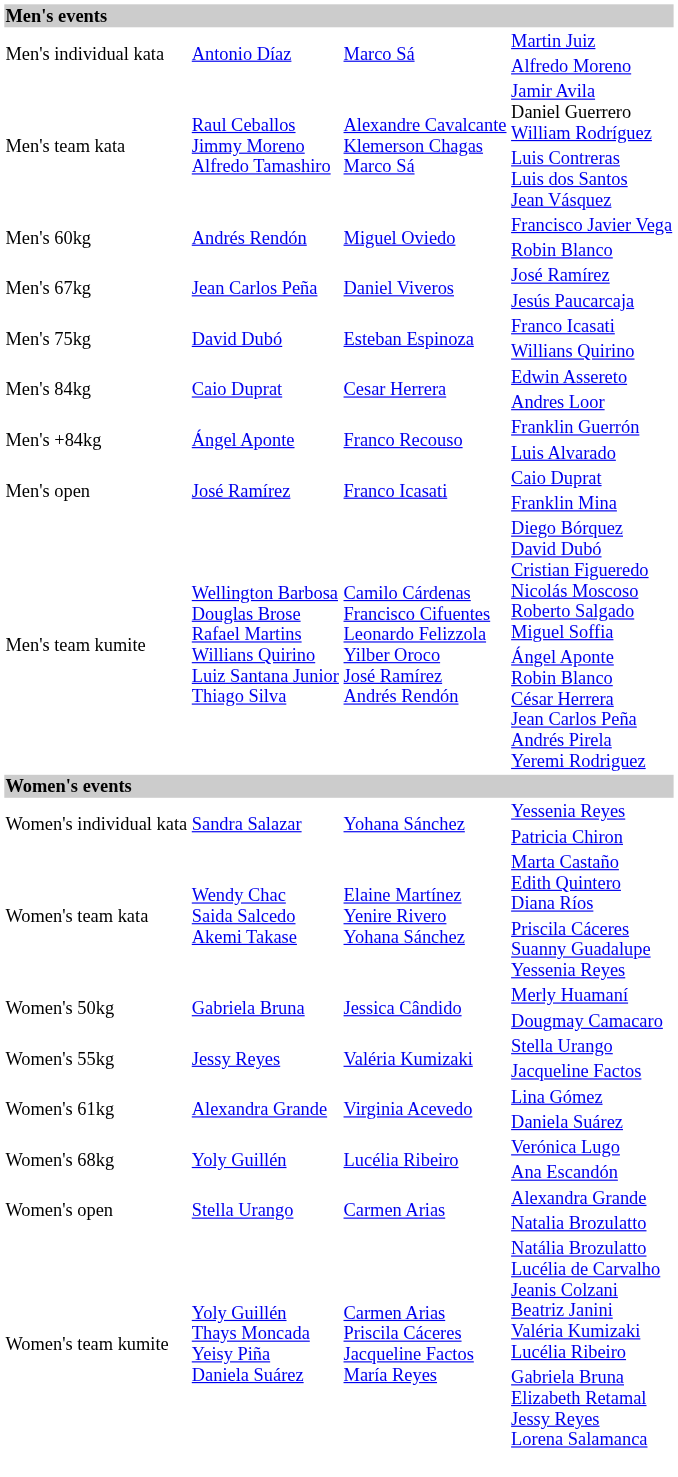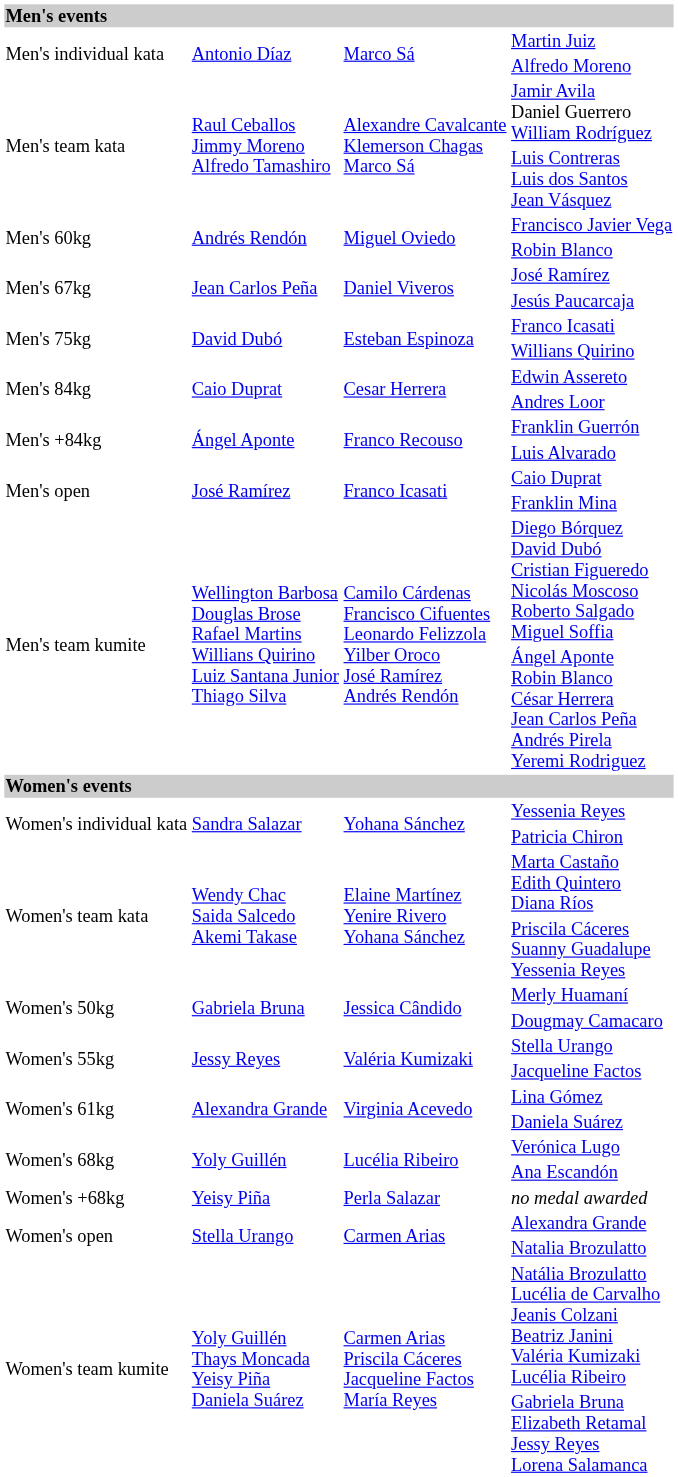+ row: (579, 1197)
